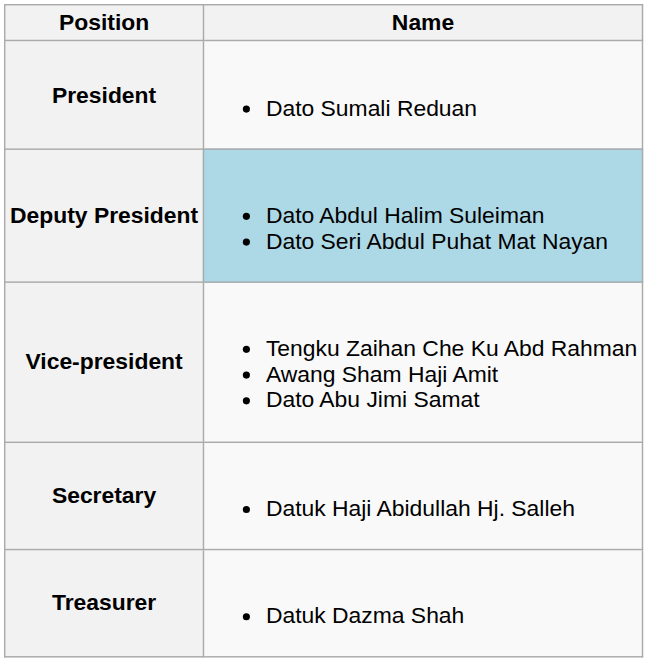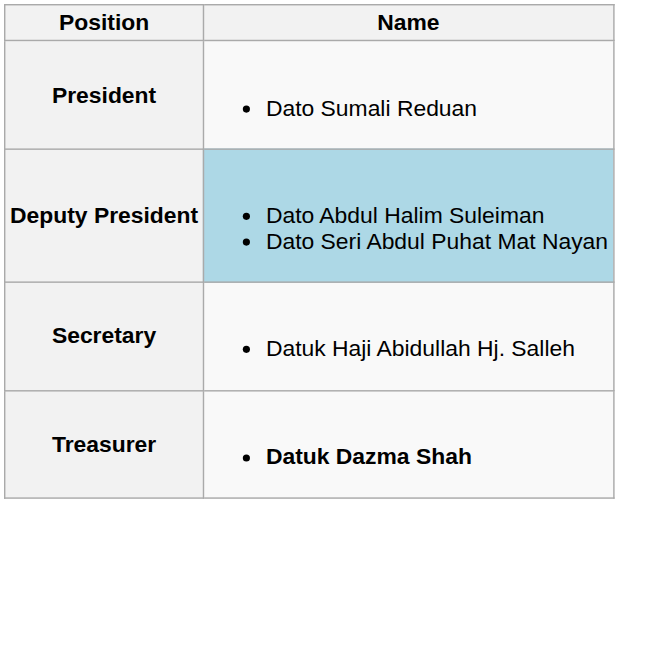- row: (104, 361)
(423, 616) normal -> (408, 457) bold
